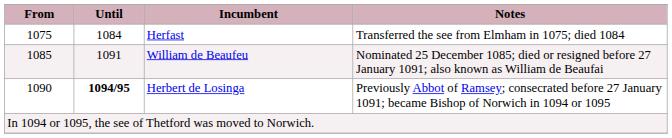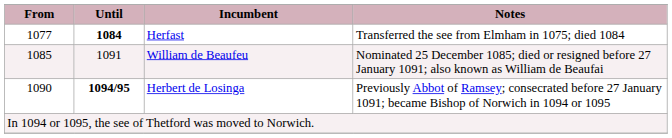(39, 34) 1075 -> (39, 34) 1077
(109, 34) normal -> (109, 34) bold
